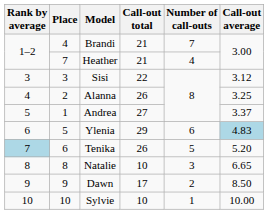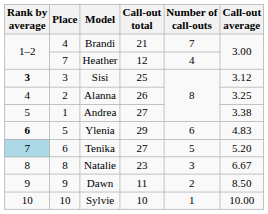(142, 60) 21 -> (142, 60) 12
(27, 78) normal -> (27, 78) bold
(142, 78) 22 -> (142, 78) 25
(242, 113) 3.37 -> (242, 113) 3.38
(27, 130) normal -> (27, 130) bold
(242, 130) lightblue background -> (242, 130) no background
(142, 148) 26 -> (142, 148) 27
(142, 165) 10 -> (142, 165) 23
(242, 165) 6.65 -> (242, 165) 6.67
(142, 183) 17 -> (142, 183) 11
